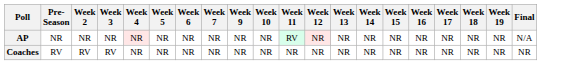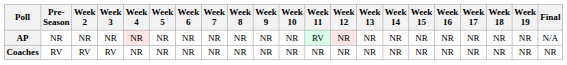+ column: (240, 17)
